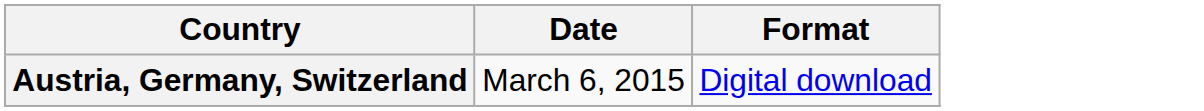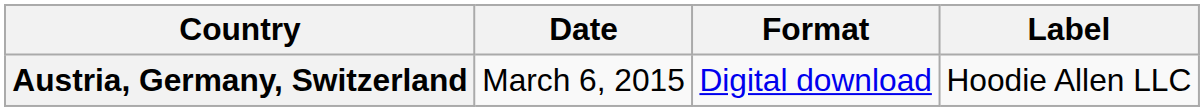+ column: (1069, 29)
